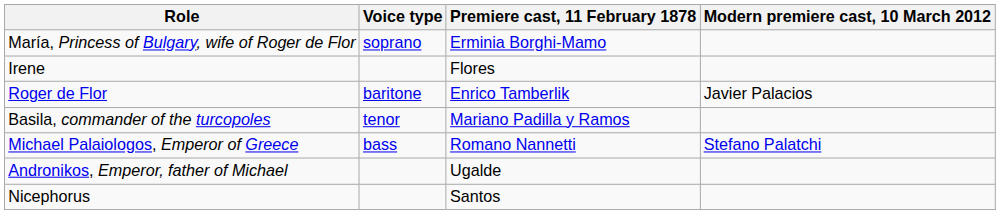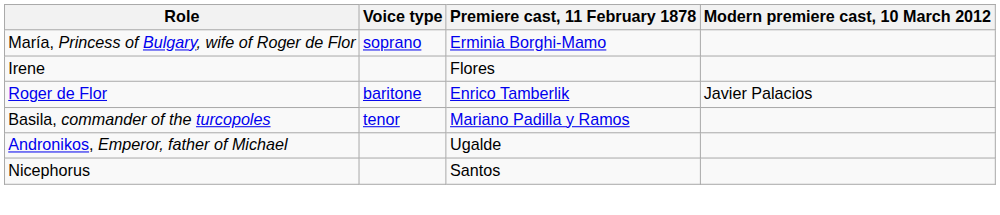- row: (153, 145)
